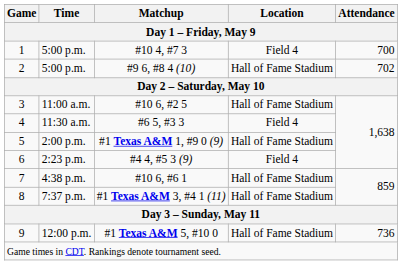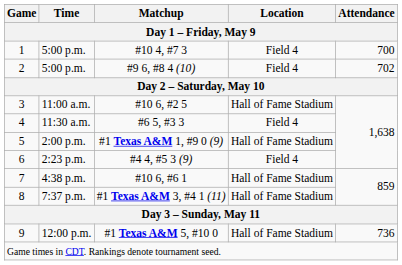(282, 68) Hall of Fame Stadium -> (282, 68) Field 4
